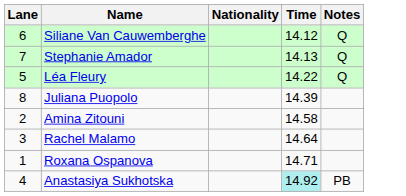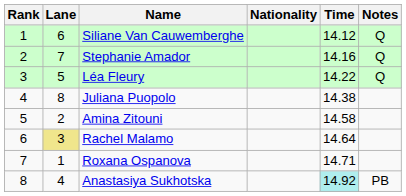+ column: (23, 14)
(301, 56) 14.13 -> (339, 56) 14.16
(301, 98) 14.39 -> (339, 98) 14.38
(23, 139) no background -> (61, 139) khaki background
